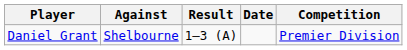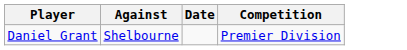- column: (211, 15)
